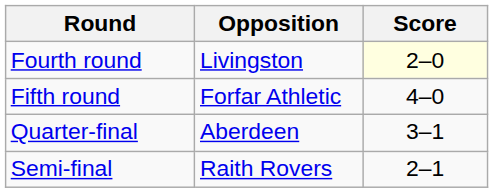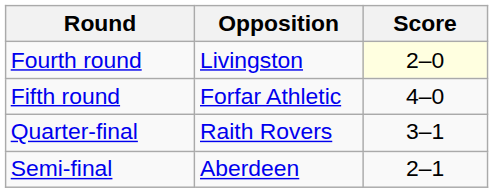(250, 132) Aberdeen -> (266, 132) Raith Rovers
(266, 168) Raith Rovers -> (250, 168) Aberdeen
